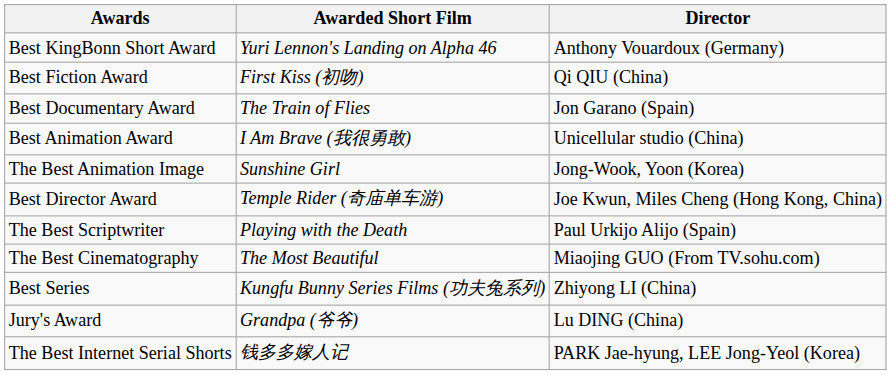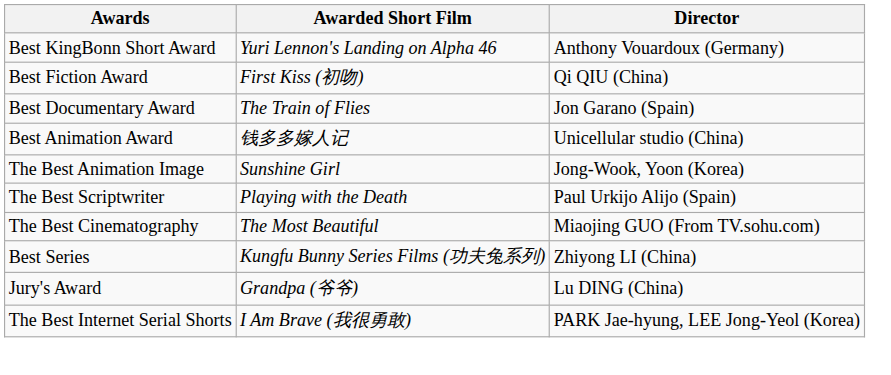(325, 138) I Am Brave (我很勇敢) -> (294, 138) 钱多多嫁人记
- row: (83, 199)
(294, 352) 钱多多嫁人记 -> (325, 320) I Am Brave (我很勇敢)
